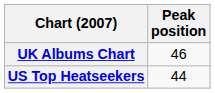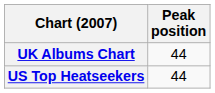(179, 54) 46 -> (179, 54) 44
